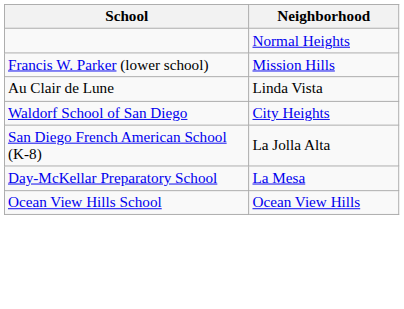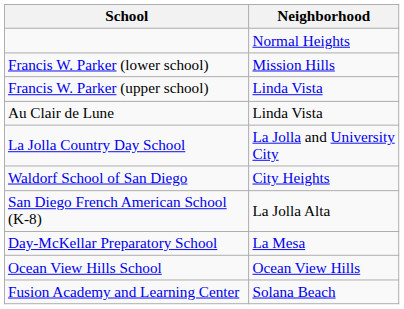+ row: (108, 88)
+ row: (97, 145)
+ row: (124, 291)
